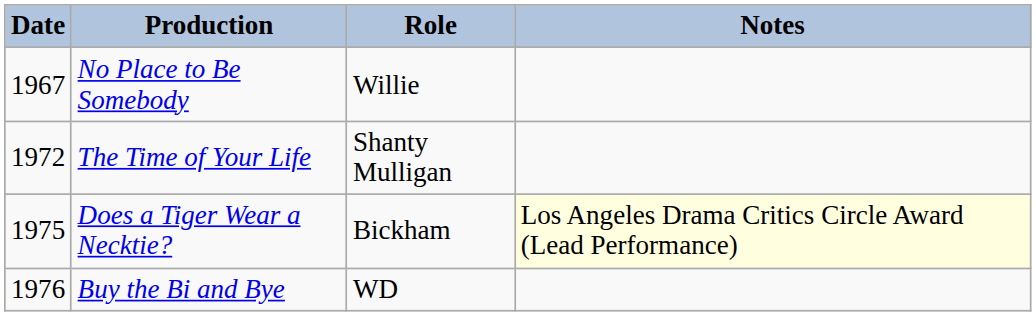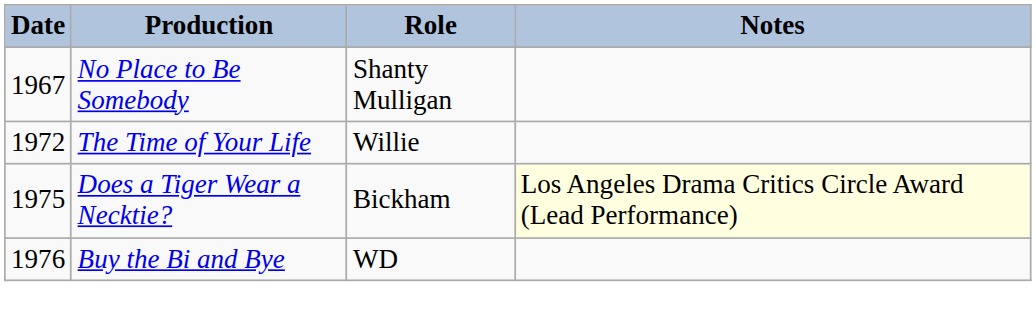(386, 84) Willie -> (403, 84) Shanty Mulligan
(403, 157) Shanty Mulligan -> (386, 142) Willie
